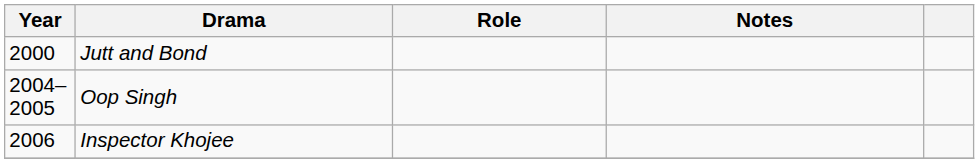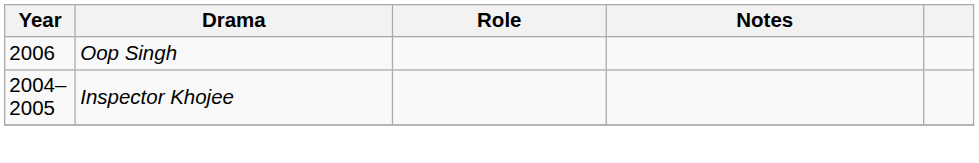- row: (143, 53)
(38, 97) 2004–2005 -> (32, 53) 2006
(32, 141) 2006 -> (38, 97) 2004–2005
